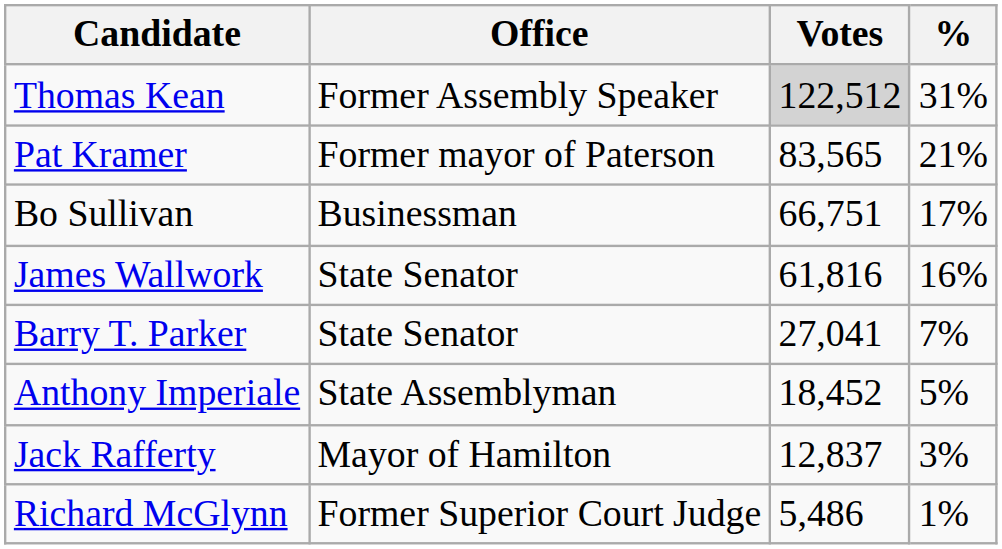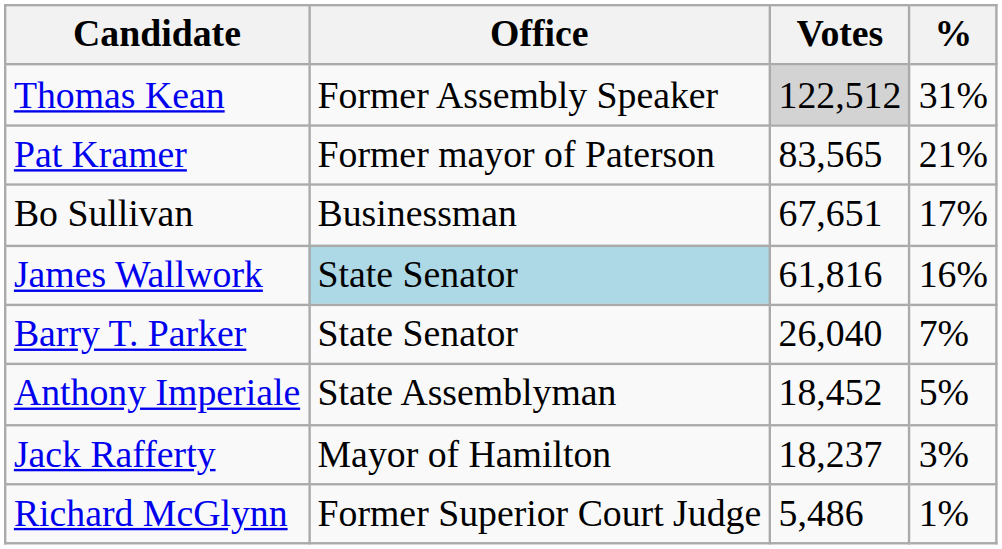(831, 214) 66,751 -> (831, 214) 67,651
(418, 273) no background -> (418, 273) lightblue background
(831, 333) 27,041 -> (831, 333) 26,040
(831, 453) 12,837 -> (831, 453) 18,237
